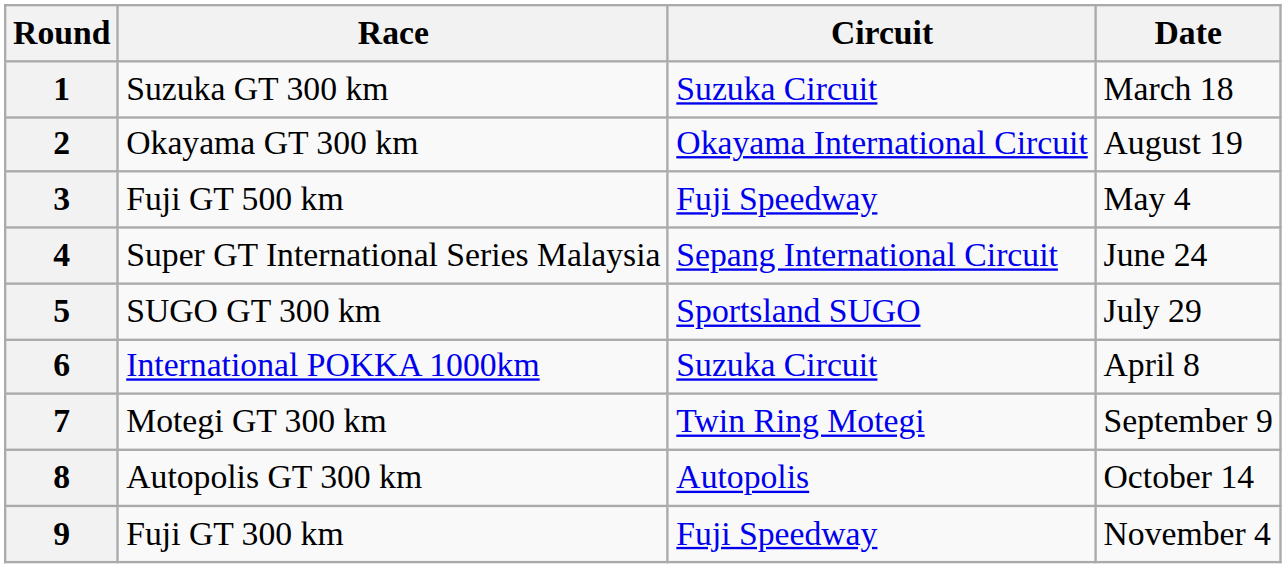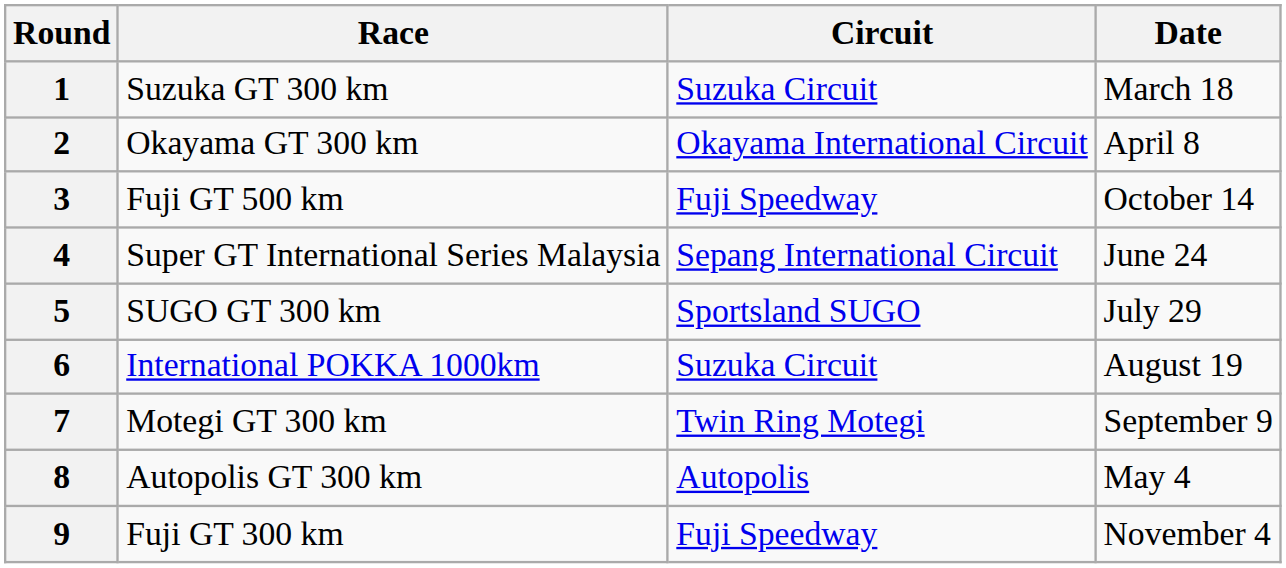(1173, 143) August 19 -> (1152, 143) April 8
(1147, 199) May 4 -> (1179, 199) October 14
(1152, 366) April 8 -> (1173, 366) August 19
(1179, 477) October 14 -> (1147, 477) May 4
